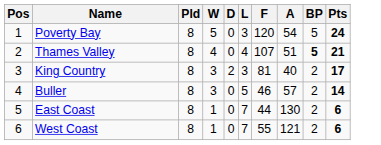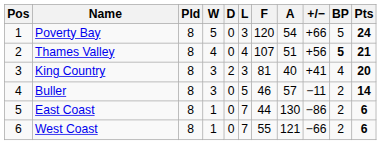+ column: (316, 14)
(314, 71) 2 -> (341, 71) 4
(338, 71) 17 -> (364, 71) 20
